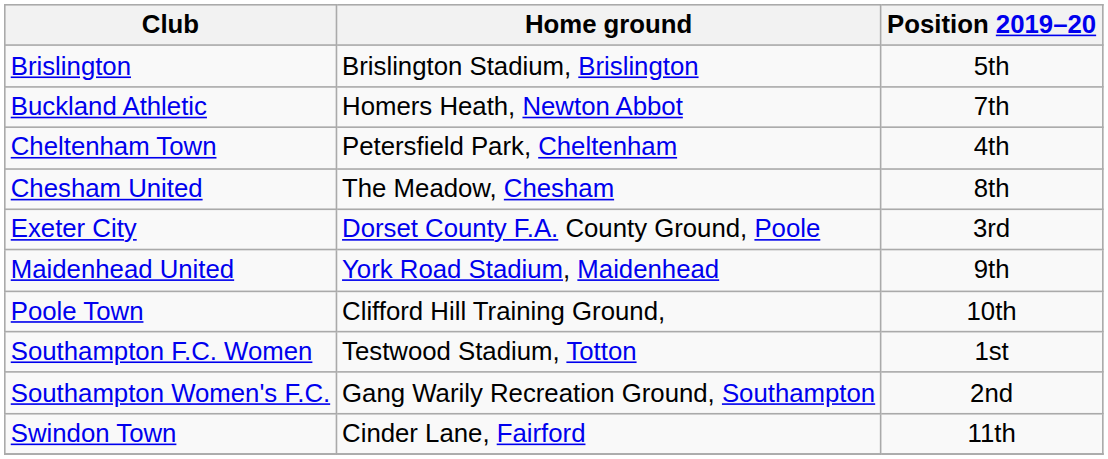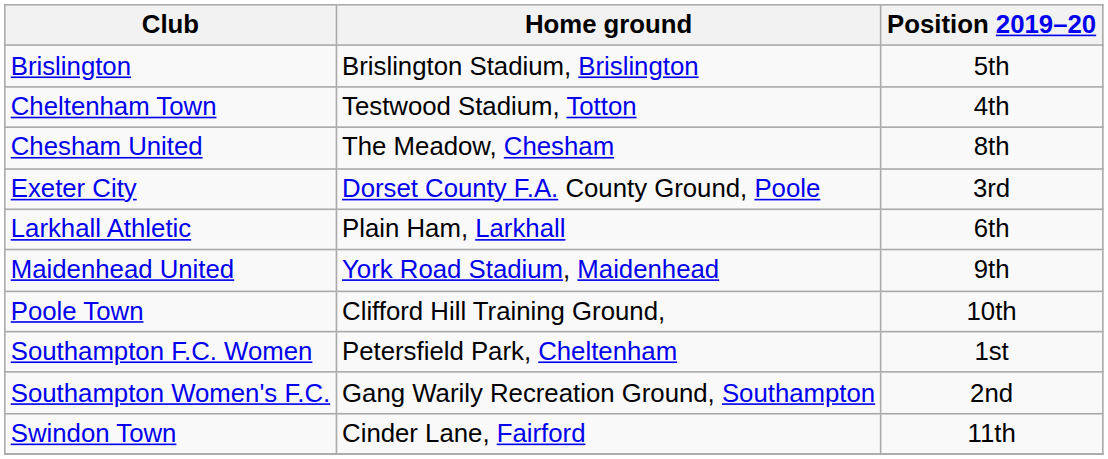- row: (109, 106)
(510, 147) Petersfield Park, Cheltenham -> (489, 106) Testwood Stadium, Totton
+ row: (101, 229)
(489, 351) Testwood Stadium, Totton -> (510, 351) Petersfield Park, Cheltenham
